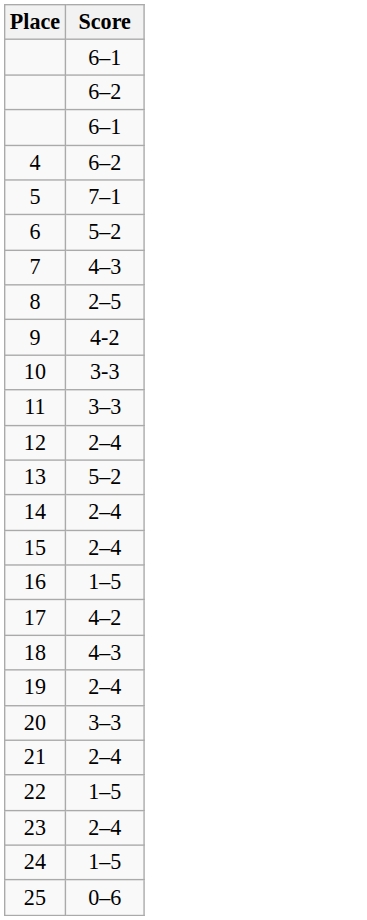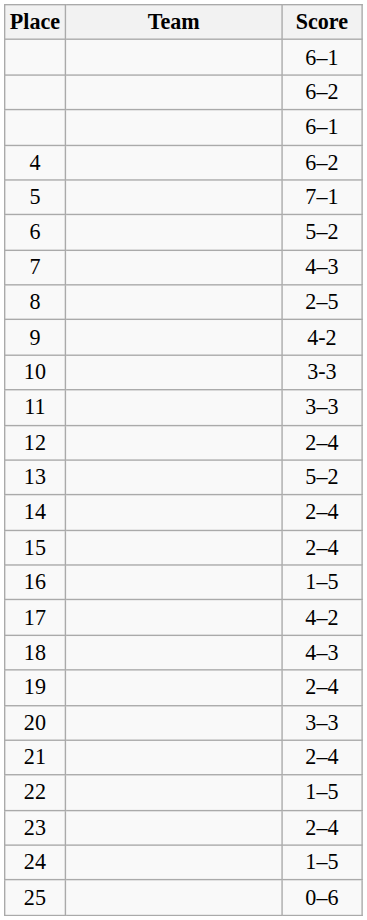+ column: (174, 22)
